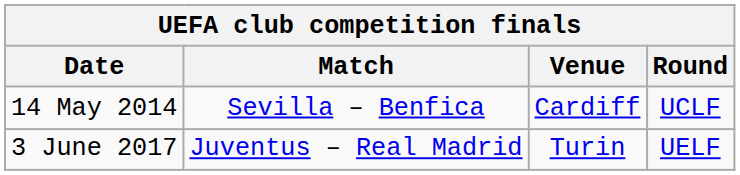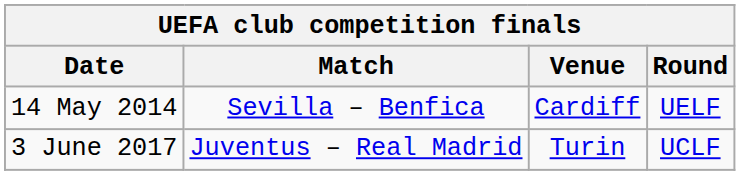(690, 108) UCLF -> (690, 108) UELF
(690, 149) UELF -> (690, 149) UCLF
